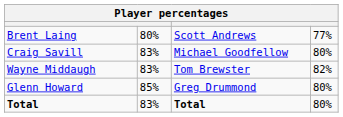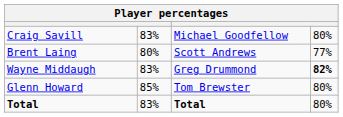rows swapped: (45, 52) <-> (42, 35)
(212, 69) Tom Brewster -> (215, 69) Greg Drummond
(322, 69) normal -> (322, 69) bold
(215, 87) Greg Drummond -> (212, 87) Tom Brewster
